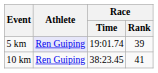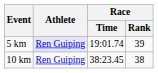(139, 60) 41 -> (139, 60) 38
